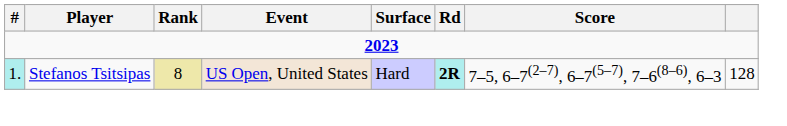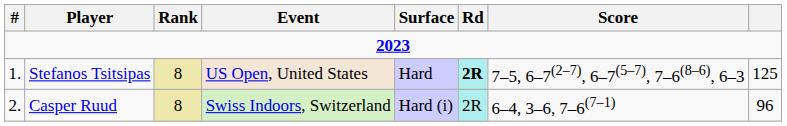(15, 74) paleturquoise background -> (15, 74) no background
(742, 74) 128 -> (765, 74) 125
+ row: (73, 105)
